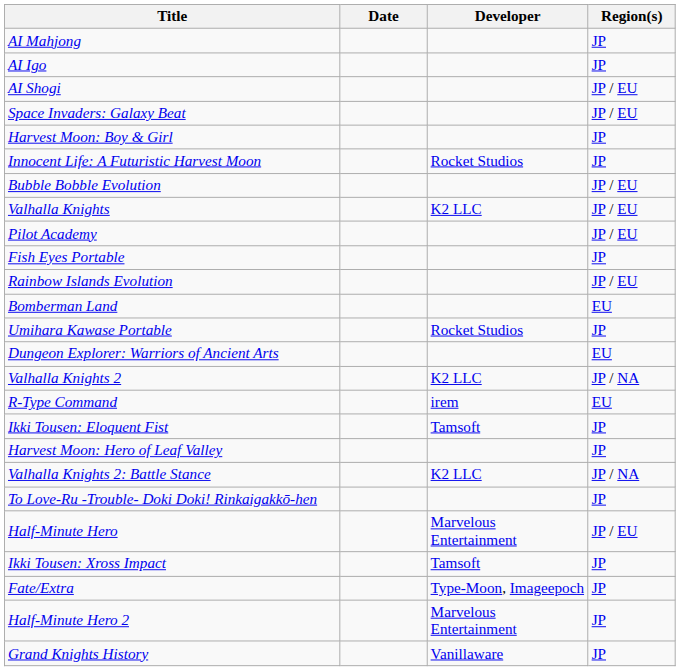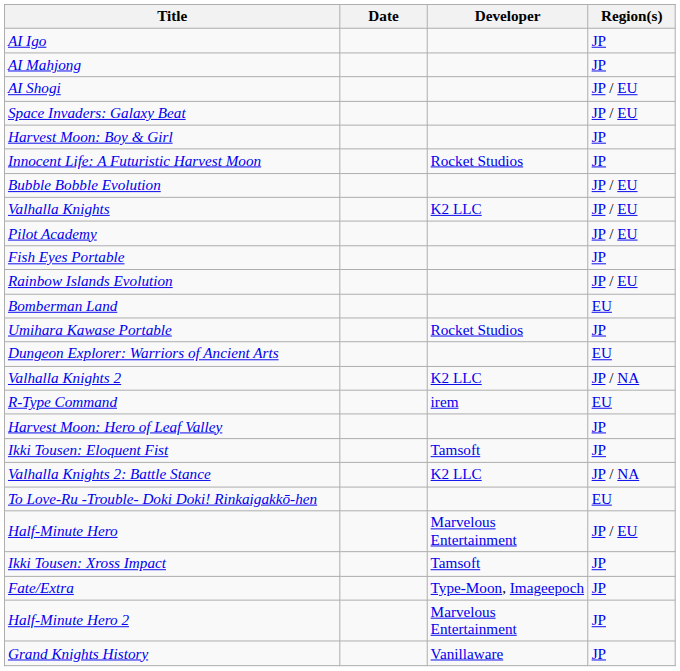rows swapped: (27, 64) <-> (44, 40)
rows swapped: (88, 426) <-> (115, 450)
(599, 498) JP -> (602, 498) EU
